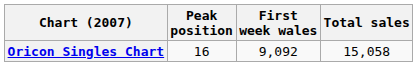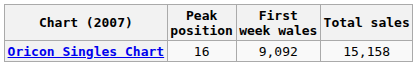(367, 51) 15,058 -> (367, 51) 15,158
